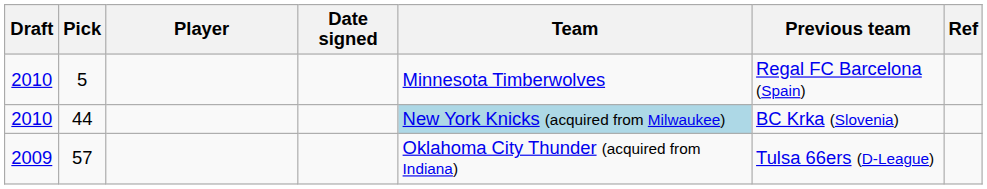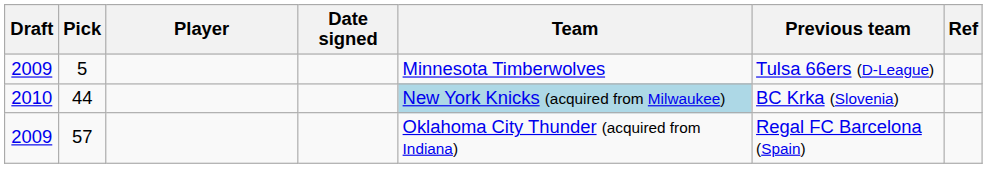(32, 79) 2010 -> (32, 68) 2009
(839, 79) Regal FC Barcelona (Spain) -> (845, 68) Tulsa 66ers (D-League)
(845, 158) Tulsa 66ers (D-League) -> (839, 137) Regal FC Barcelona (Spain)
